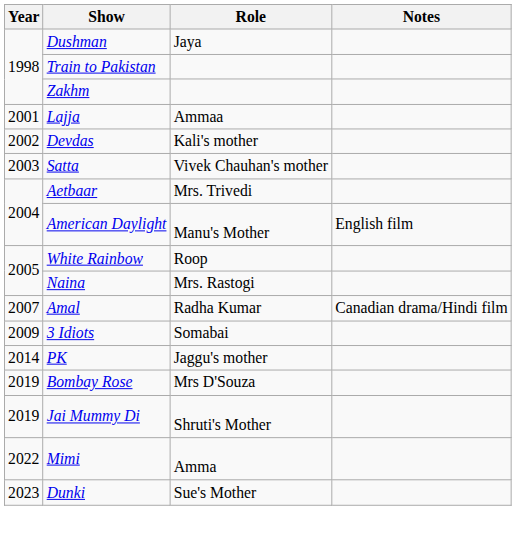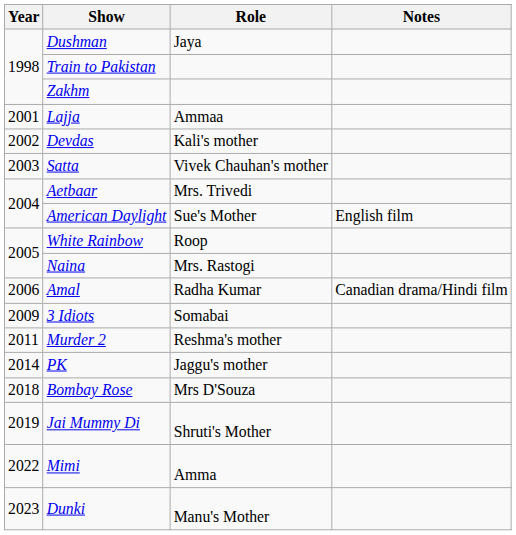(221, 233) Manu's Mother -> (215, 215) Sue's Mother
(24, 308) 2007 -> (24, 290) 2006
+ row: (76, 340)
(24, 382) 2019 -> (24, 389) 2018
(215, 492) Sue's Mother -> (221, 517) Manu's Mother
